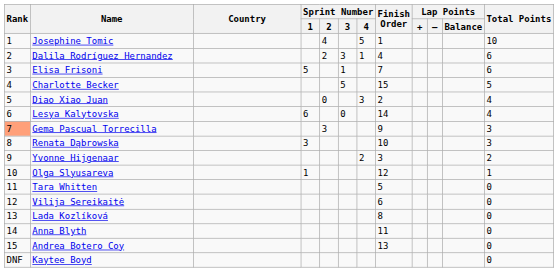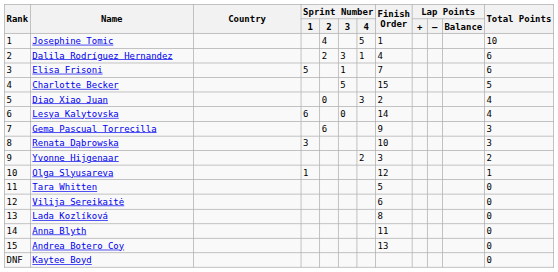(9, 129) lightsalmon background -> (9, 129) no background
(324, 129) 3 -> (324, 129) 6
